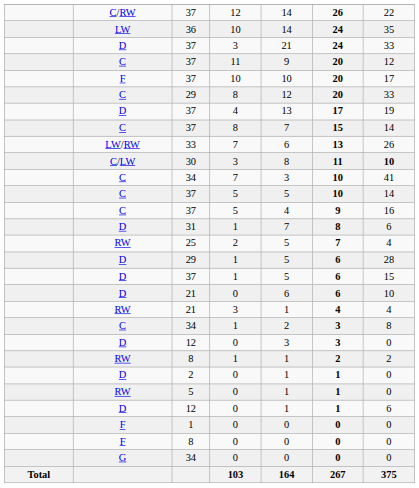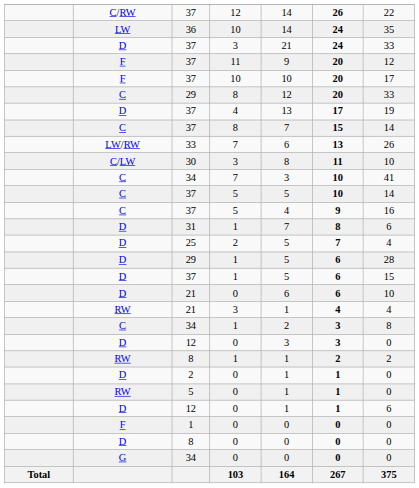(123, 62) C -> (123, 62) F
(389, 161) bold -> (389, 161) normal
(123, 243) RW -> (123, 243) D
(123, 441) F -> (123, 441) D
